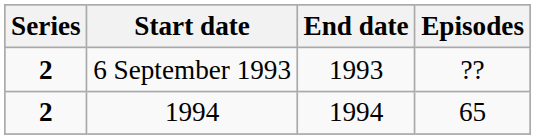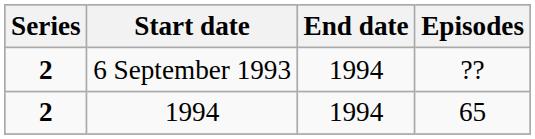(356, 69) 1993 -> (356, 69) 1994
